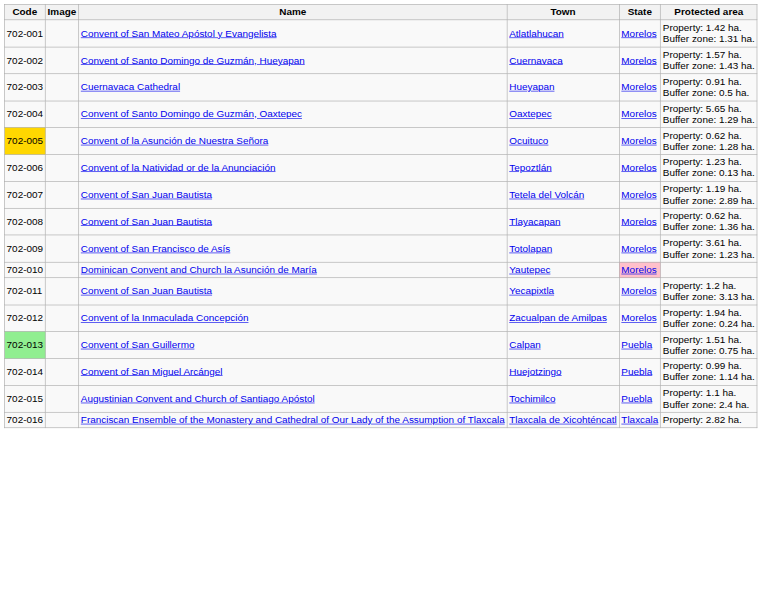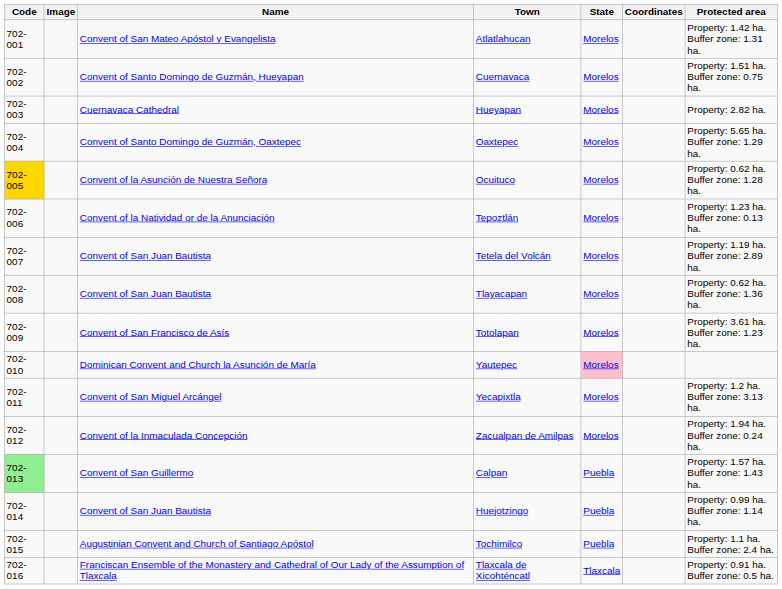+ column: (654, 12)
(709, 60) Property: 1.57 ha. Buffer zone: 1.43 ha. -> (727, 77) Property: 1.51 ha. Buffer zone: 0.75 ha.
(706, 87) Property: 0.91 ha. Buffer zone: 0.5 ha. -> (727, 109) Property: 2.82 ha.
(146, 291) Convent of San Juan Bautista -> (151, 397) Convent of San Miguel Arcángel
(709, 345) Property: 1.51 ha. Buffer zone: 0.75 ha. -> (727, 473) Property: 1.57 ha. Buffer zone: 1.43 ha.
(152, 372) Convent of San Miguel Arcángel -> (145, 511) Convent of San Juan Bautista
(702, 420) Property: 2.82 ha. -> (730, 570) Property: 0.91 ha. Buffer zone: 0.5 ha.
